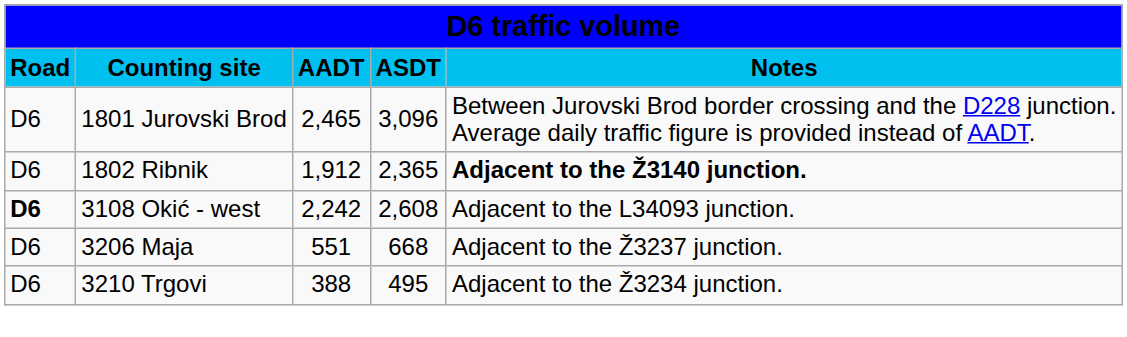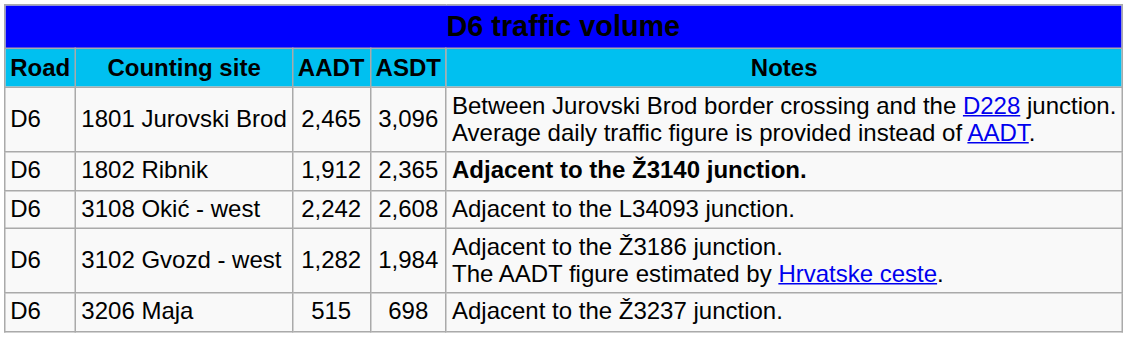(26, 208) bold -> (26, 208) normal
+ row: (181, 260)
(331, 246) 551 -> (331, 311) 515
(408, 246) 668 -> (408, 311) 698
- row: (144, 284)
